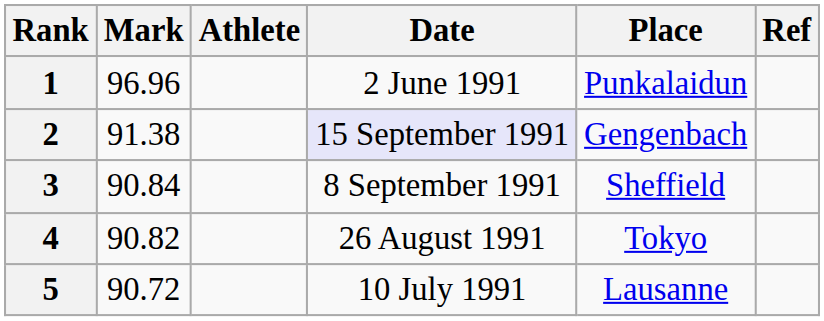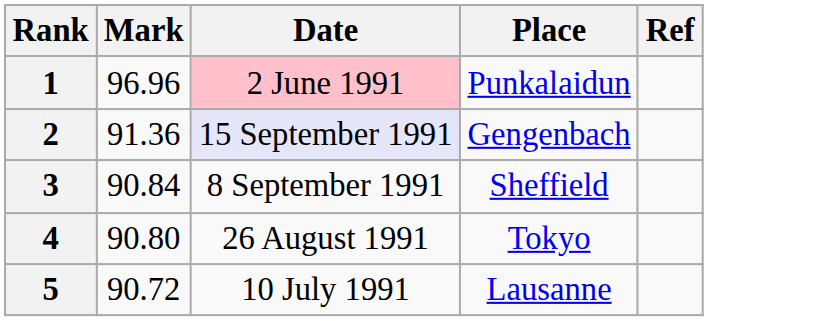- column: (249, 30)
(442, 82) no background -> (326, 82) pink background
(144, 133) 91.38 -> (144, 133) 91.36
(144, 237) 90.82 -> (144, 237) 90.80
